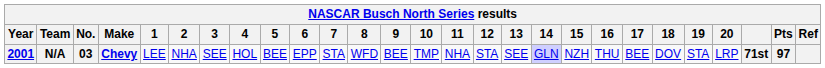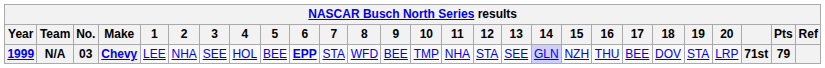(21, 54) 2001 -> (21, 54) 1999
(305, 54) normal -> (305, 54) bold
(783, 54) 97 -> (783, 54) 79
